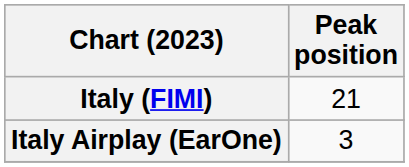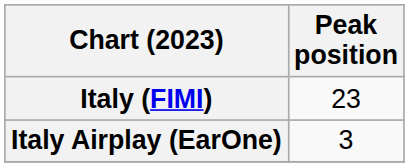(346, 98) 21 -> (346, 98) 23
